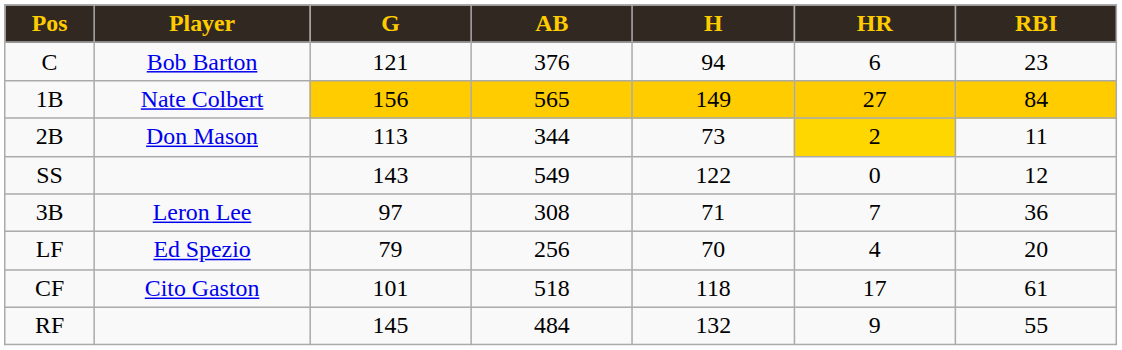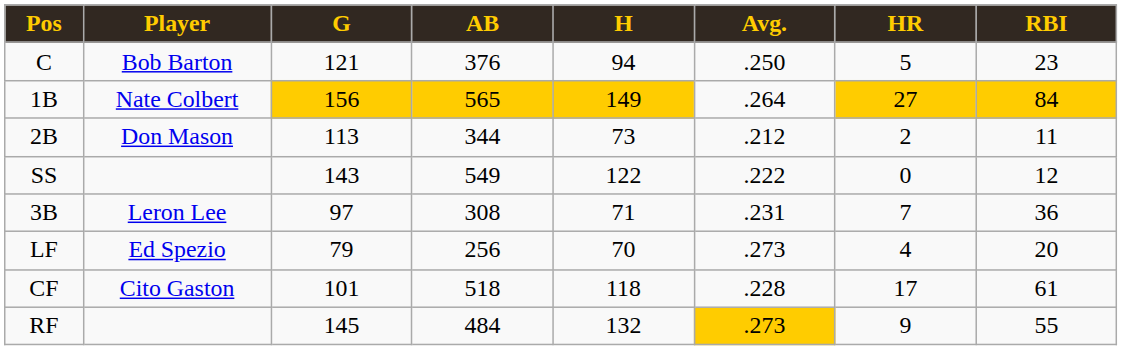+ column: (764, 23)
(875, 61) 6 -> (905, 61) 5
(875, 136) gold background -> (905, 136) no background
